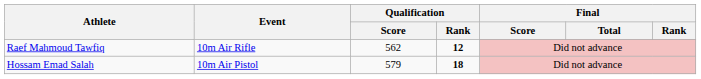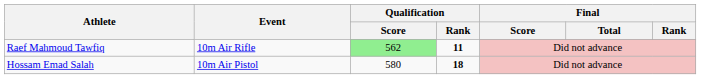(393, 48) no background -> (393, 48) lightgreen background
(458, 48) 12 -> (458, 48) 11
(393, 65) 579 -> (393, 65) 580
